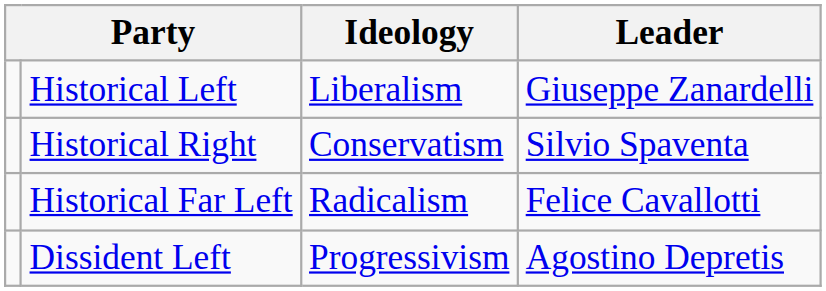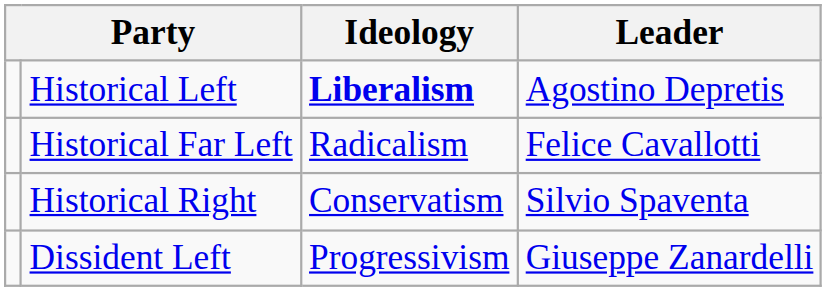(386, 88) normal -> (392, 88) bold
(670, 88) Giuseppe Zanardelli -> (655, 88) Agostino Depretis
rows swapped: (143, 144) <-> (161, 200)
(655, 256) Agostino Depretis -> (670, 256) Giuseppe Zanardelli
